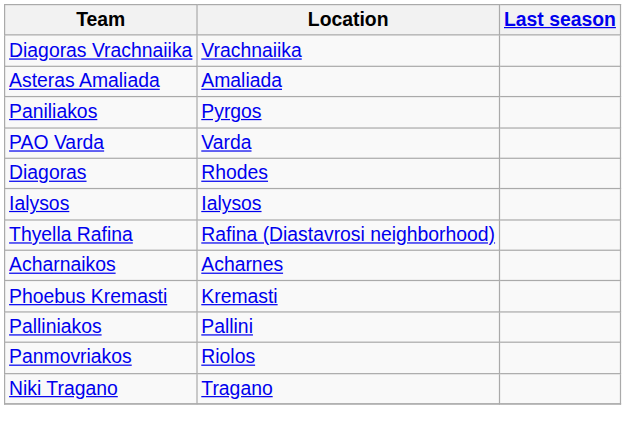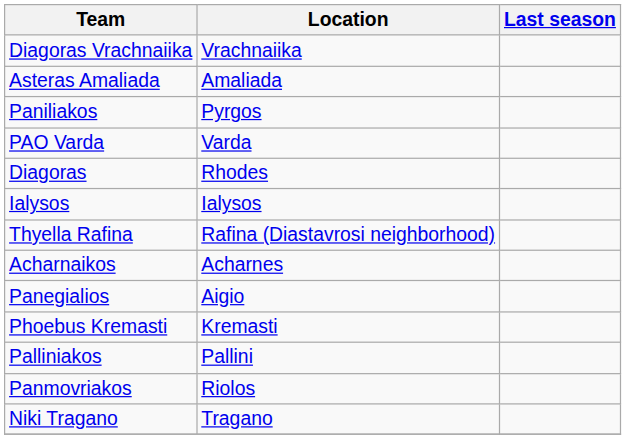+ row: (59, 296)
